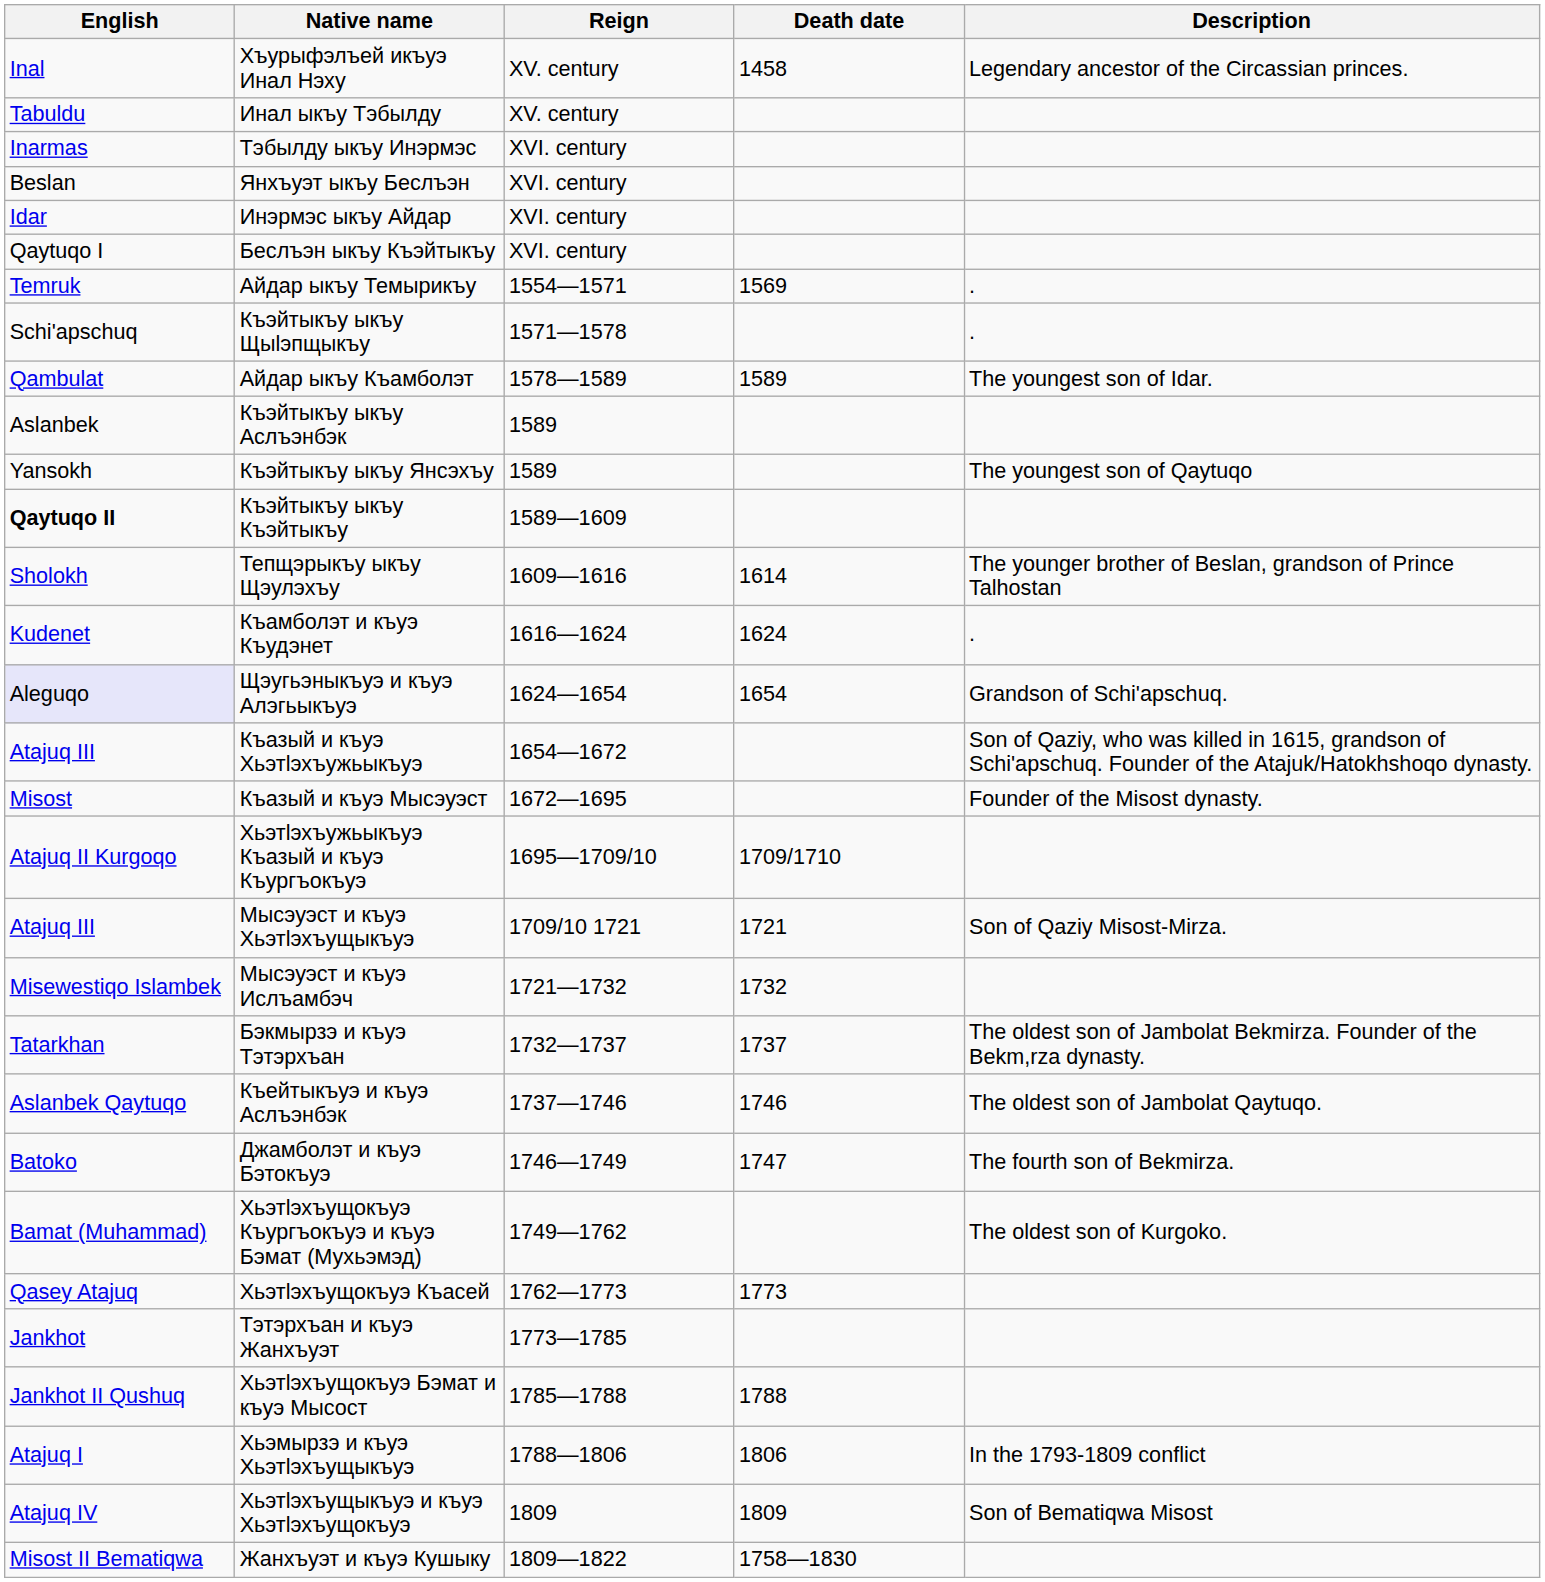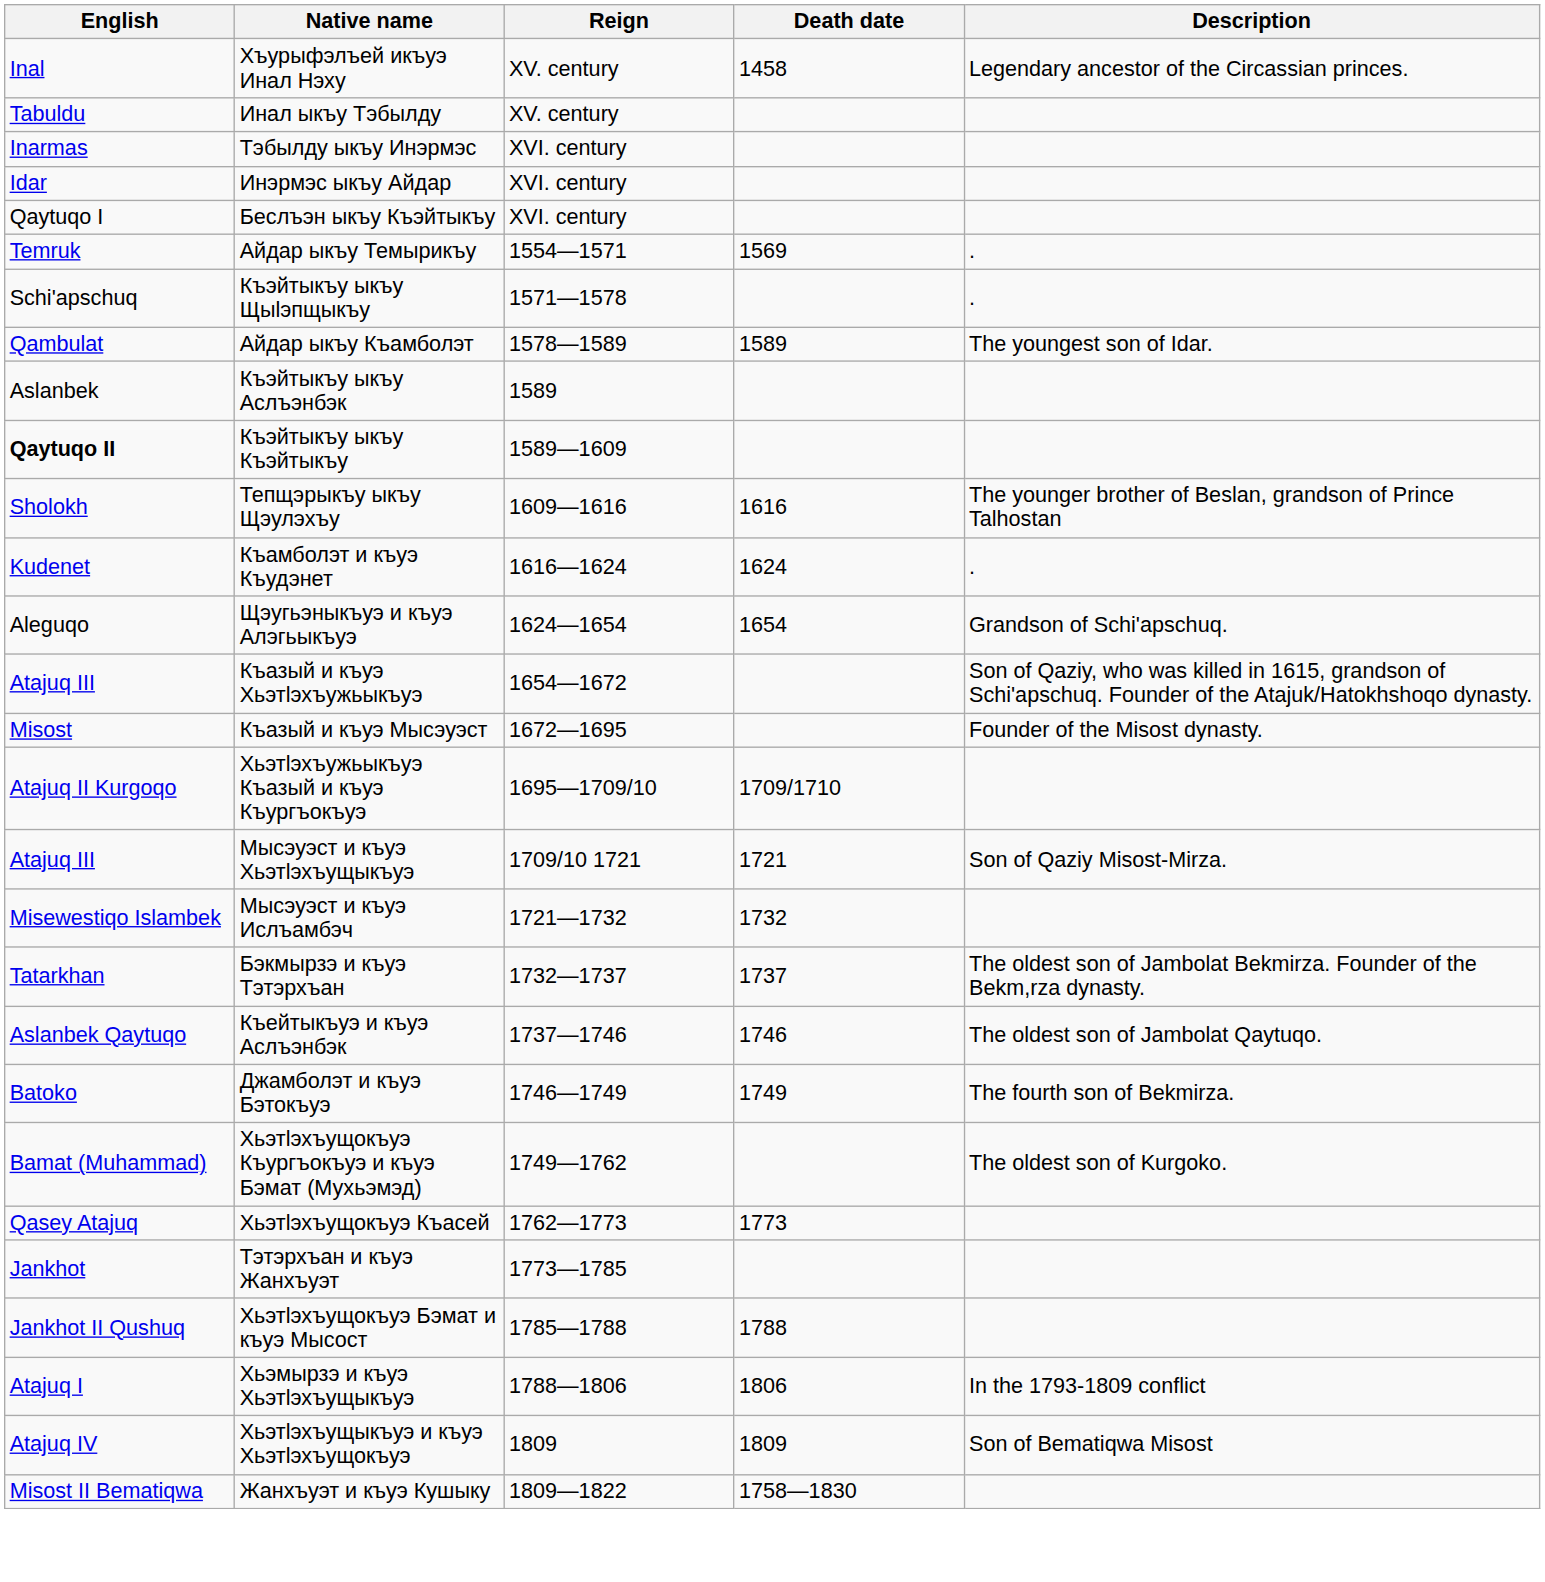- row: (355, 182)
- row: (367, 471)
(763, 576) 1614 -> (763, 507) 1616
(49, 693) lavender background -> (49, 624) no background
(763, 1161) 1747 -> (763, 1093) 1749
